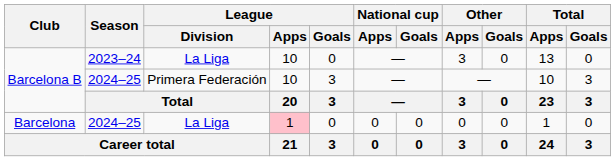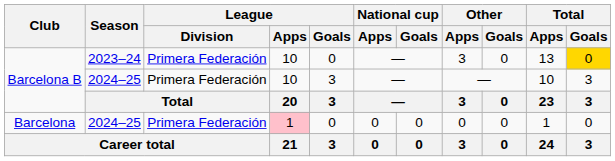(207, 58) La Liga -> (207, 58) Primera Federación
(589, 58) no background -> (589, 58) gold background
(207, 123) La Liga -> (207, 123) Primera Federación
